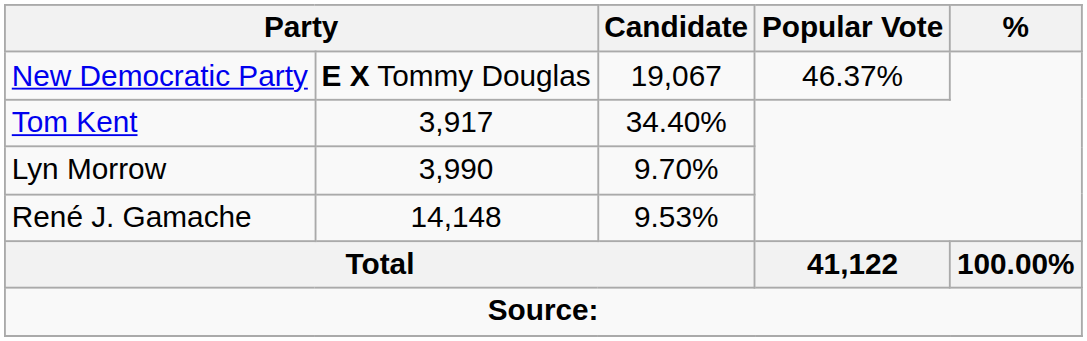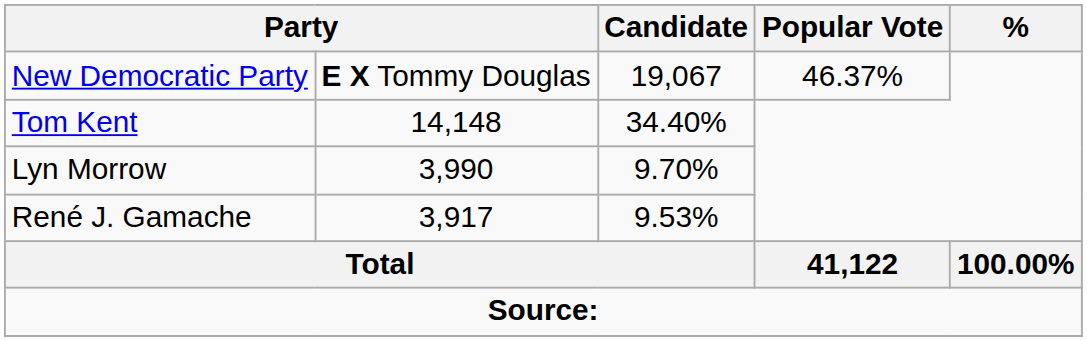(456, 122) 3,917 -> (456, 122) 14,148
(456, 216) 14,148 -> (456, 216) 3,917
